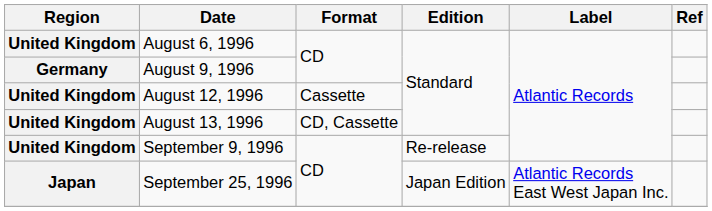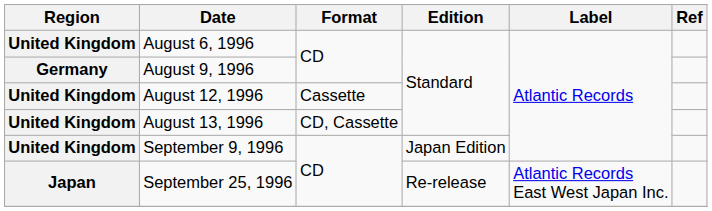(446, 148) Re-release -> (456, 148) Japan Edition
(456, 183) Japan Edition -> (446, 183) Re-release
